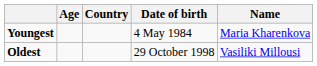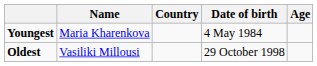columns swapped: (265, 14) <-> (69, 14)
